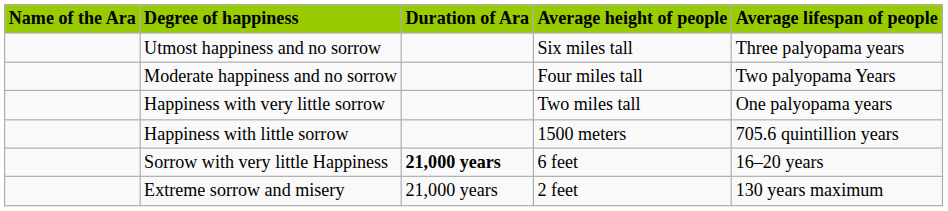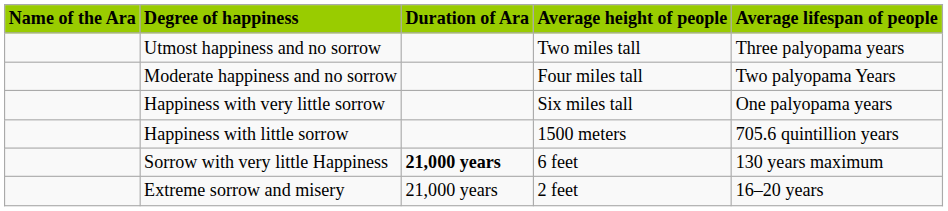(585, 47) Six miles tall -> (589, 47) Two miles tall
(589, 104) Two miles tall -> (585, 104) Six miles tall
(780, 162) 16–20 years -> (810, 162) 130 years maximum
(810, 190) 130 years maximum -> (780, 190) 16–20 years
